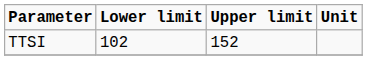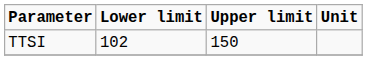(224, 43) 152 -> (224, 43) 150
